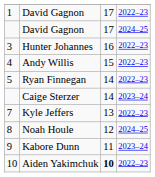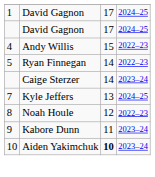(133, 12) 2022–23 -> (133, 12) 2024–25
- row: (9, 46)
(133, 113) 2022–23 -> (133, 96) 2024–25
(133, 130) 2024–25 -> (133, 113) 2022–23
(133, 163) 2022–23 -> (133, 146) 2023–24
